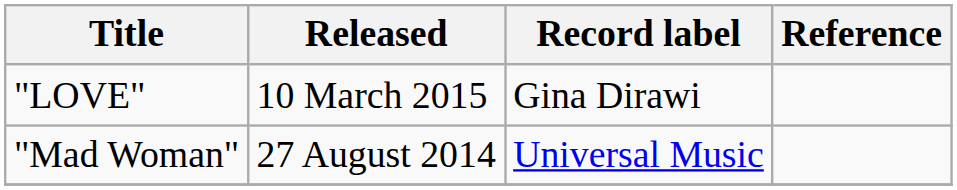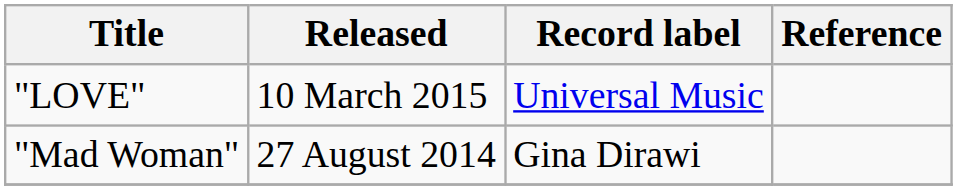(607, 94) Gina Dirawi -> (638, 94) Universal Music
(638, 154) Universal Music -> (607, 154) Gina Dirawi
